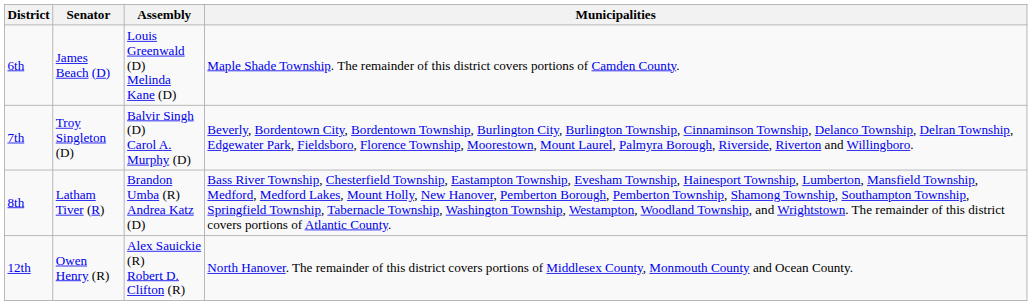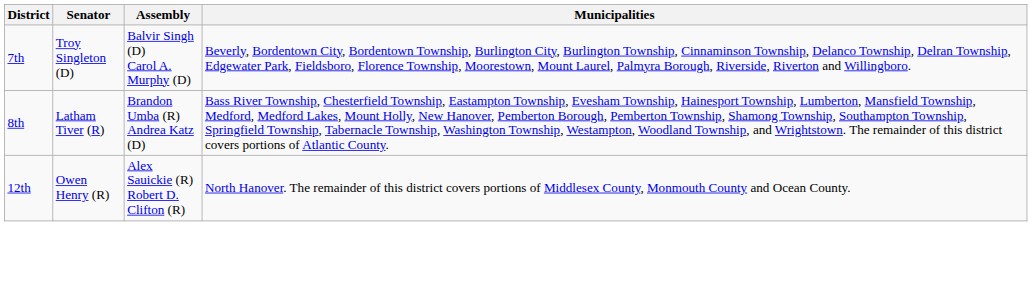- row: (16, 65)
